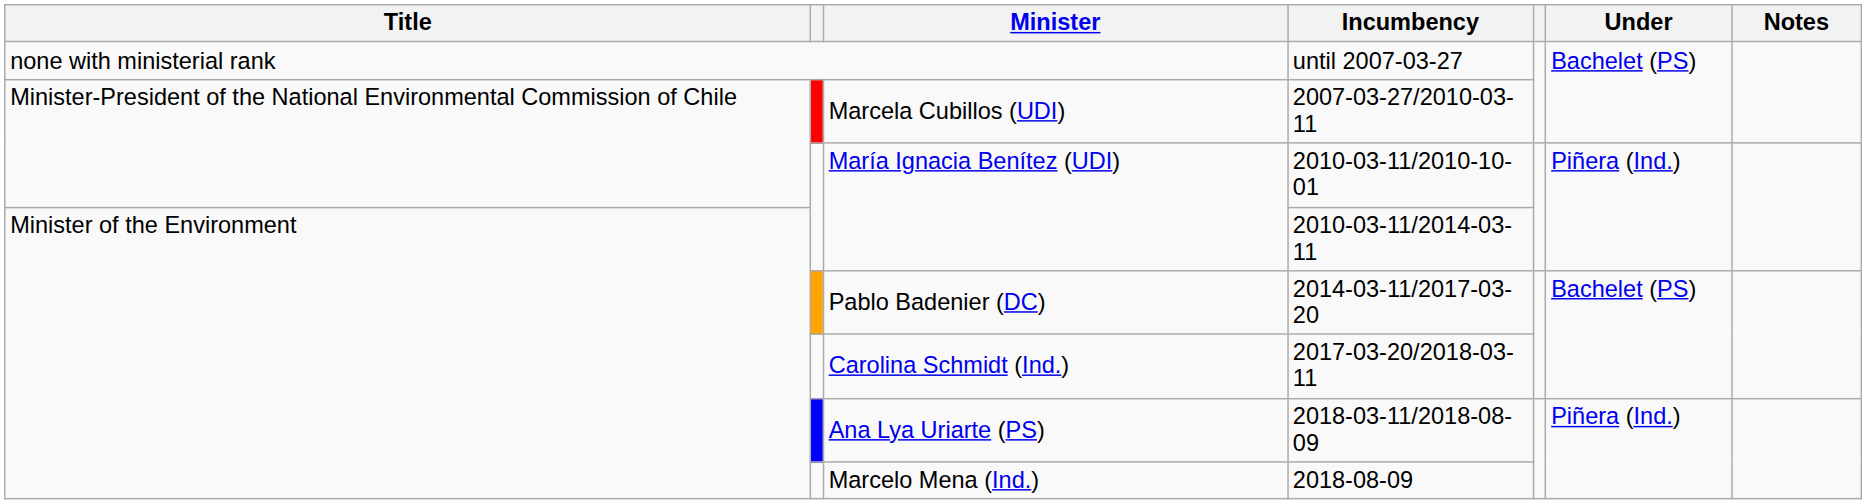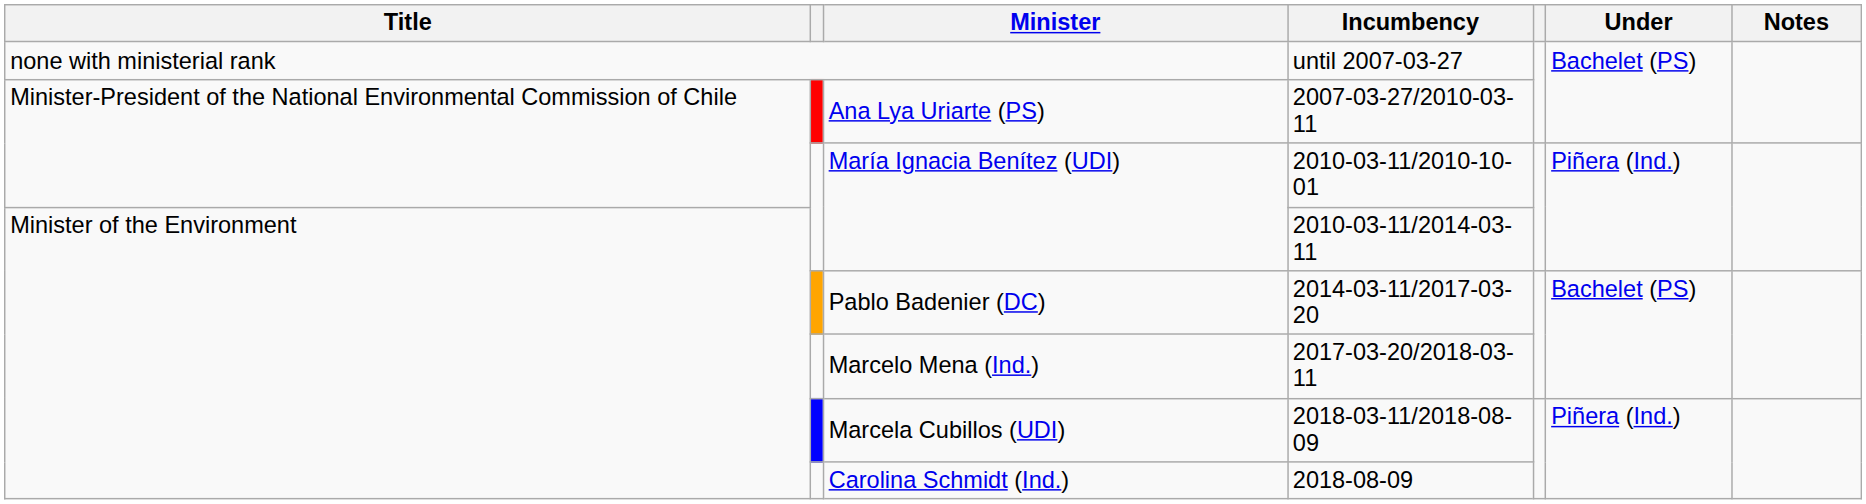(947, 110) Marcela Cubillos (UDI) -> (937, 110) Ana Lya Uriarte (PS)
(949, 366) Carolina Schmidt (Ind.) -> (934, 366) Marcelo Mena (Ind.)
(937, 429) Ana Lya Uriarte (PS) -> (947, 429) Marcela Cubillos (UDI)
(934, 480) Marcelo Mena (Ind.) -> (949, 480) Carolina Schmidt (Ind.)
